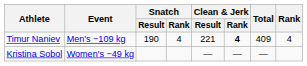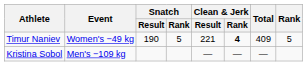(96, 40) Men's −109 kg -> (100, 40) Women's −49 kg
(179, 40) 4 -> (179, 40) 5
(289, 40) 4 -> (289, 40) 5
(100, 54) Women's −49 kg -> (96, 54) Men's −109 kg
